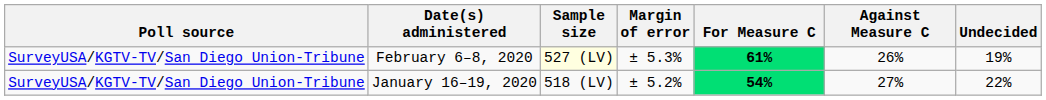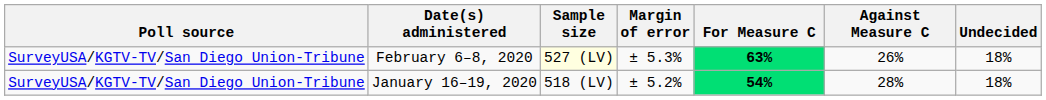(759, 58) 61% -> (759, 58) 63%
(998, 58) 19% -> (998, 58) 18%
(890, 83) 27% -> (890, 83) 28%
(998, 83) 22% -> (998, 83) 18%
